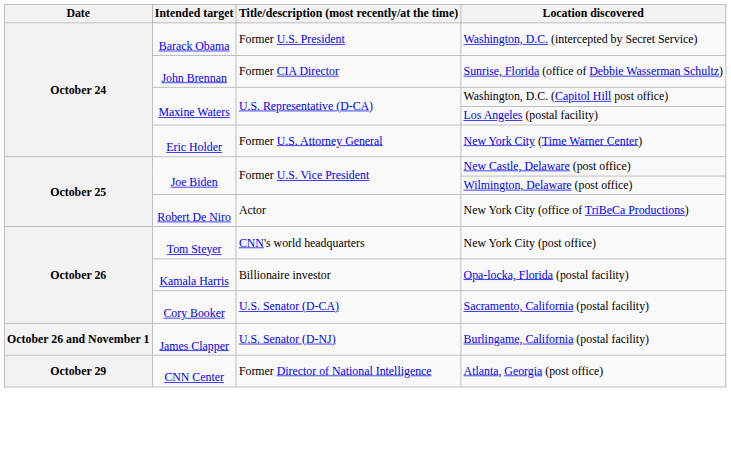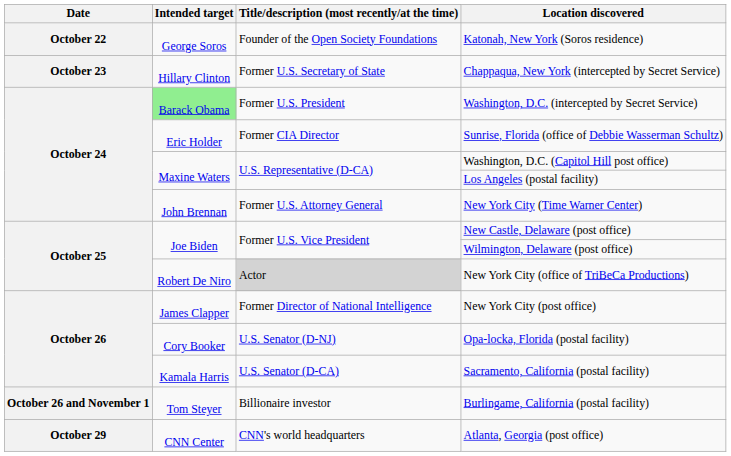+ row: (553, 39)
+ row: (592, 71)
(194, 45) no background -> (194, 110) lightgreen background
(194, 78) John Brennan -> (194, 142) Eric Holder
(194, 147) Eric Holder -> (194, 211) John Brennan
(252, 210) no background -> (252, 274) lightgrey background
(194, 249) Tom Steyer -> (194, 313) James Clapper
(302, 242) CNN's world headquarters -> (335, 307) Former Director of National Intelligence
(194, 281) Kamala Harris -> (194, 345) Cory Booker
(285, 274) Billionaire investor -> (287, 339) U.S. Senator (D-NJ)
(194, 313) Cory Booker -> (194, 377) Kamala Harris
(194, 345) James Clapper -> (194, 409) Tom Steyer
(287, 339) U.S. Senator (D-NJ) -> (285, 403) Billionaire investor
(335, 371) Former Director of National Intelligence -> (302, 435) CNN's world headquarters
